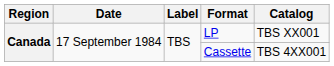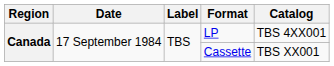(288, 33) TBS XX001 -> (291, 33) TBS 4XX001
(291, 52) TBS 4XX001 -> (288, 52) TBS XX001
